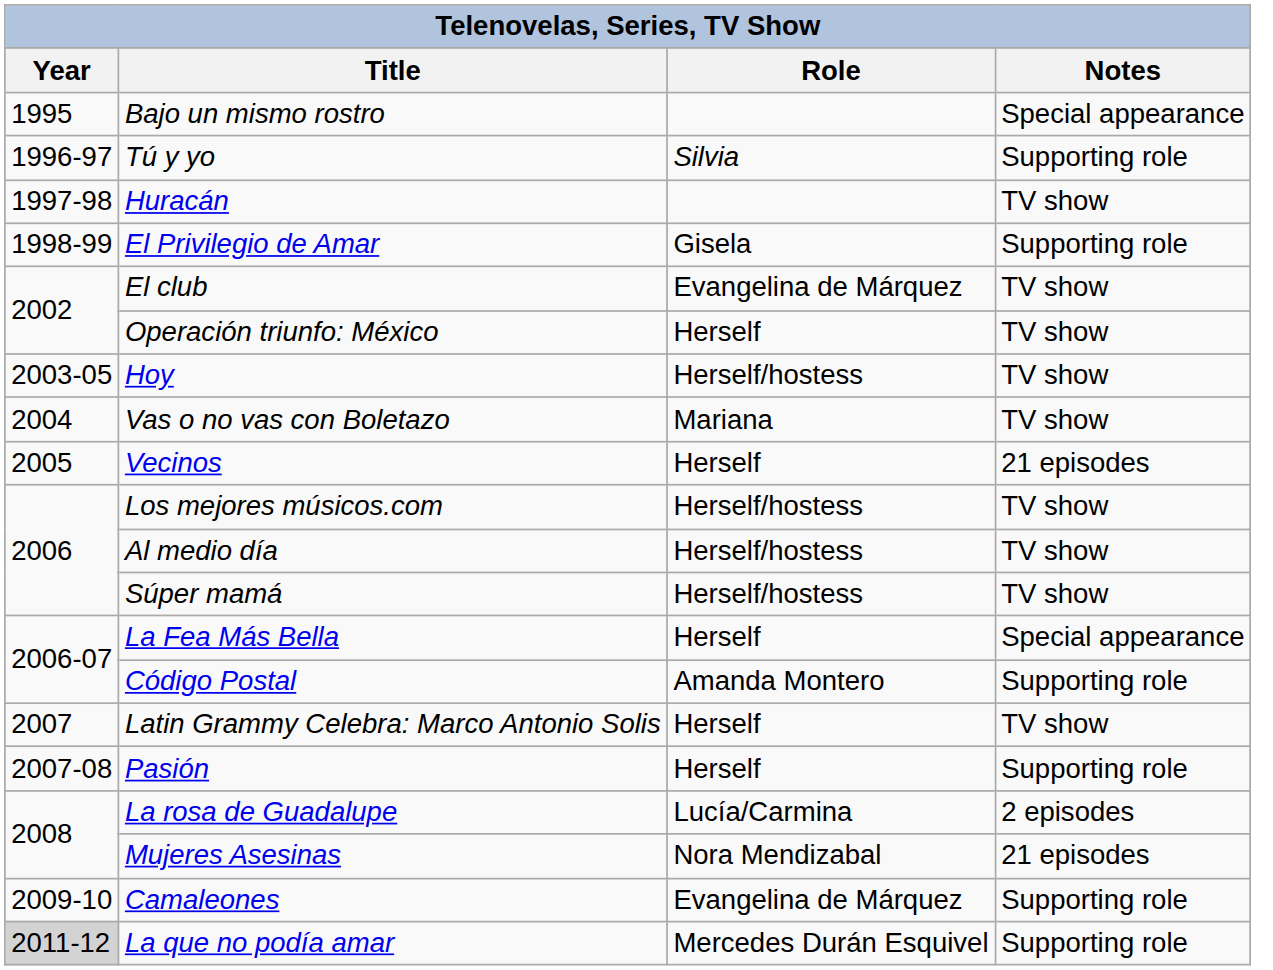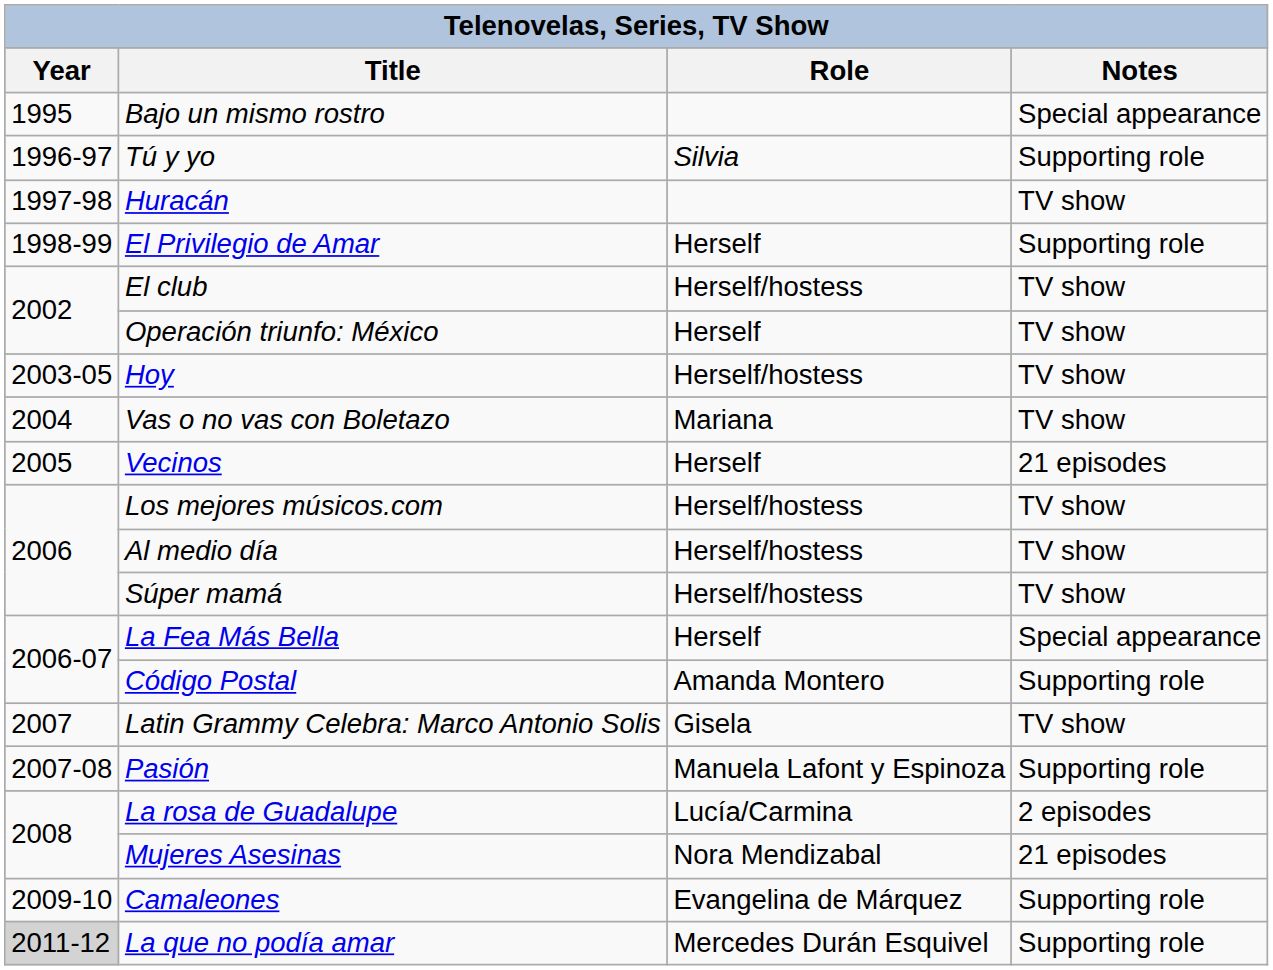(712, 244) Gisela -> (717, 244) Herself
(818, 288) Evangelina de Márquez -> (768, 288) Herself/hostess
(717, 724) Herself -> (712, 724) Gisela
(717, 768) Herself -> (839, 768) Manuela Lafont y Espinoza
